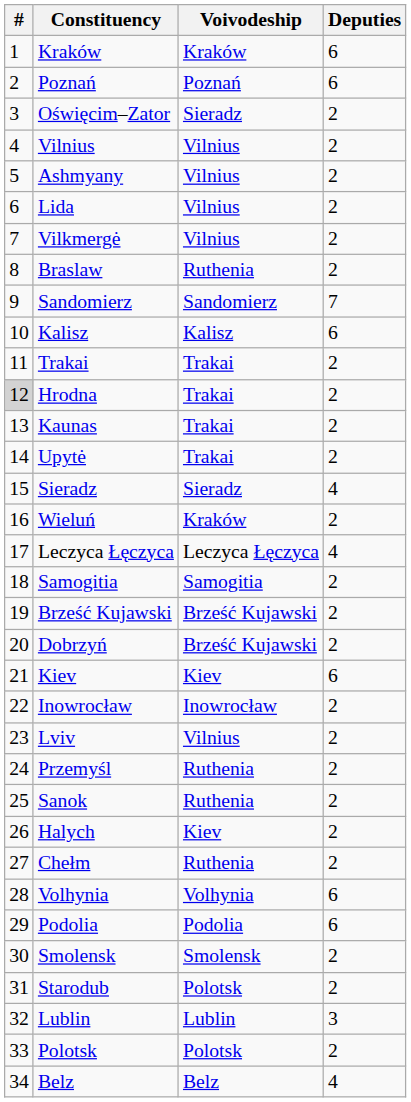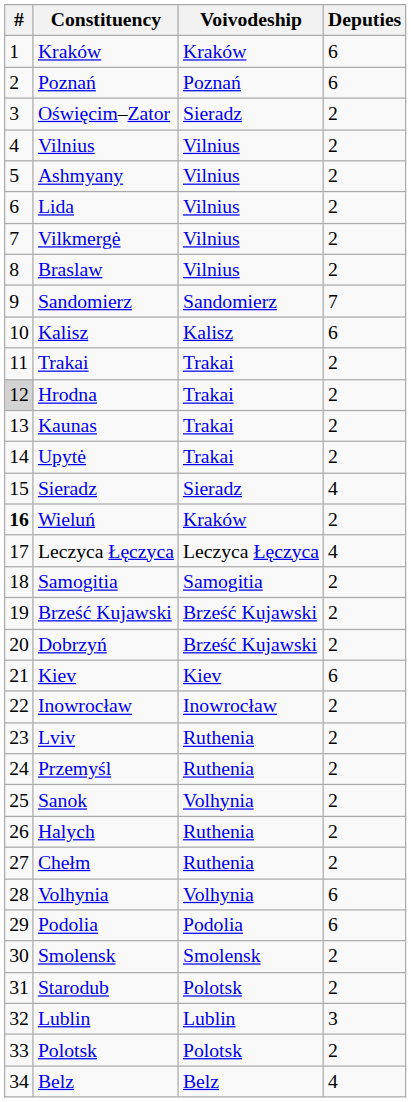(218, 269) Ruthenia -> (211, 269) Vilnius
(19, 519) normal -> (19, 519) bold
(211, 737) Vilnius -> (218, 737) Ruthenia
(218, 800) Ruthenia -> (218, 800) Volhynia
(202, 831) Kiev -> (218, 831) Ruthenia
